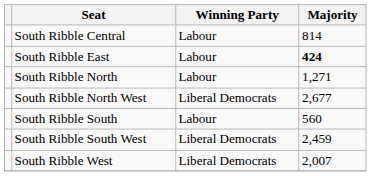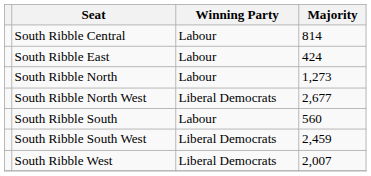(312, 56) bold -> (312, 56) normal
(317, 77) 1,271 -> (317, 77) 1,273
